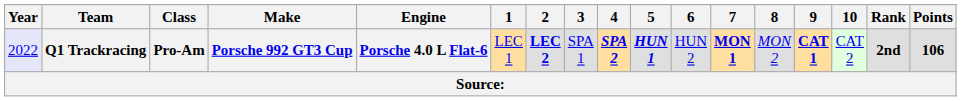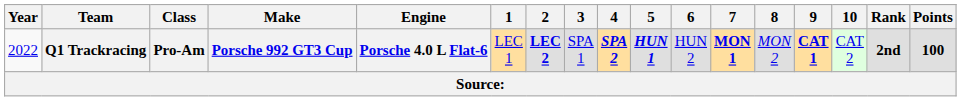(23, 49) lavender background -> (23, 49) no background
(933, 49) 106 -> (933, 49) 100
